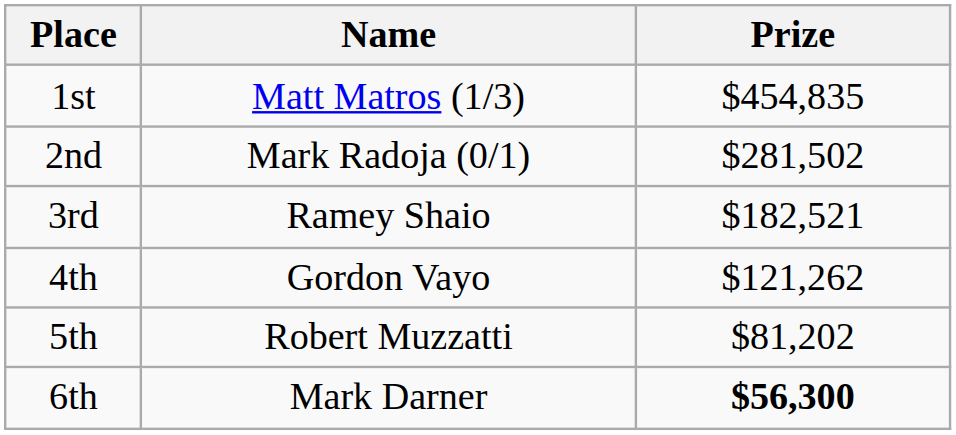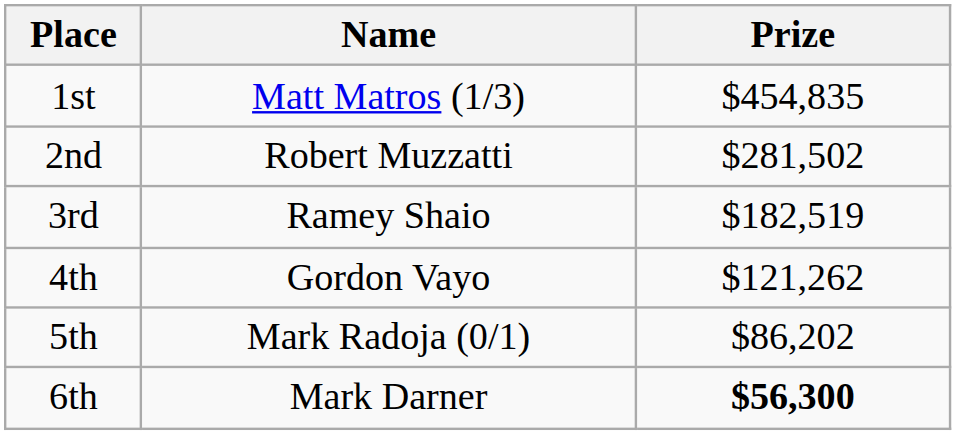(389, 155) Mark Radoja (0/1) -> (389, 155) Robert Muzzatti
(793, 215) $182,521 -> (793, 215) $182,519
(389, 336) Robert Muzzatti -> (389, 336) Mark Radoja (0/1)
(793, 336) $81,202 -> (793, 336) $86,202
